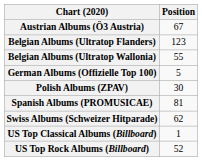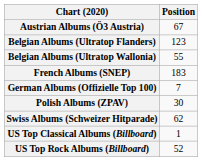+ row: (82, 73)
(179, 73) 5 -> (179, 88) 7
- row: (82, 103)
